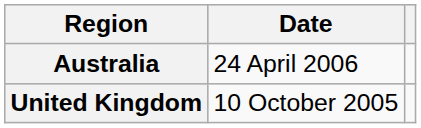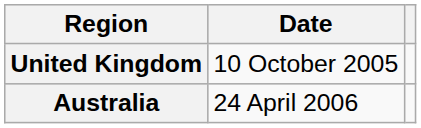rows swapped: (106, 102) <-> (106, 63)
